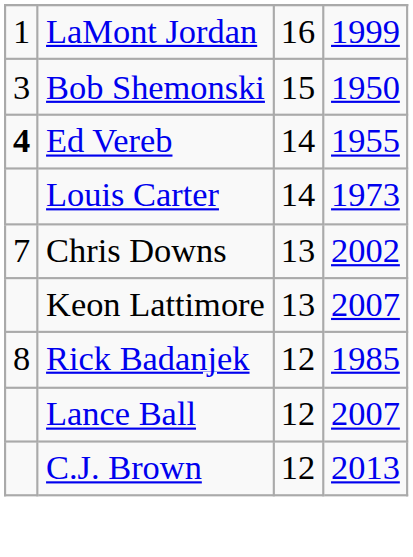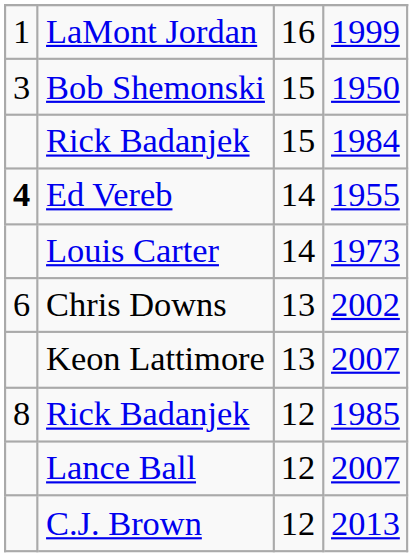+ row: (148, 140)
(22, 250) 7 -> (22, 304) 6
